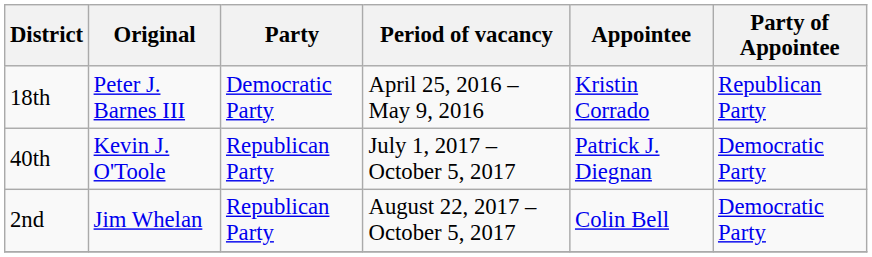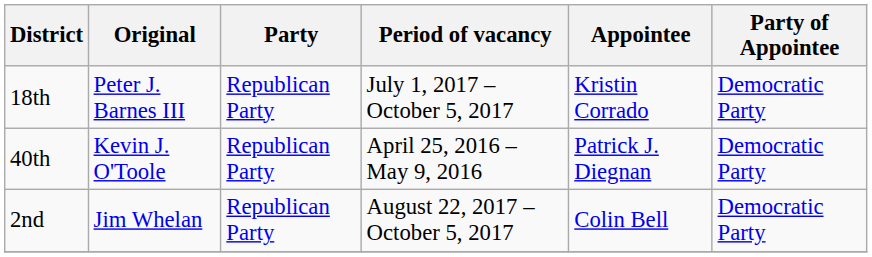(279, 96) Democratic Party -> (278, 96) Republican Party
(444, 96) April 25, 2016 – May 9, 2016 -> (440, 96) July 1, 2017 – October 5, 2017
(770, 96) Republican Party -> (771, 96) Democratic Party
(442, 158) July 1, 2017 – October 5, 2017 -> (442, 158) April 25, 2016 – May 9, 2016
